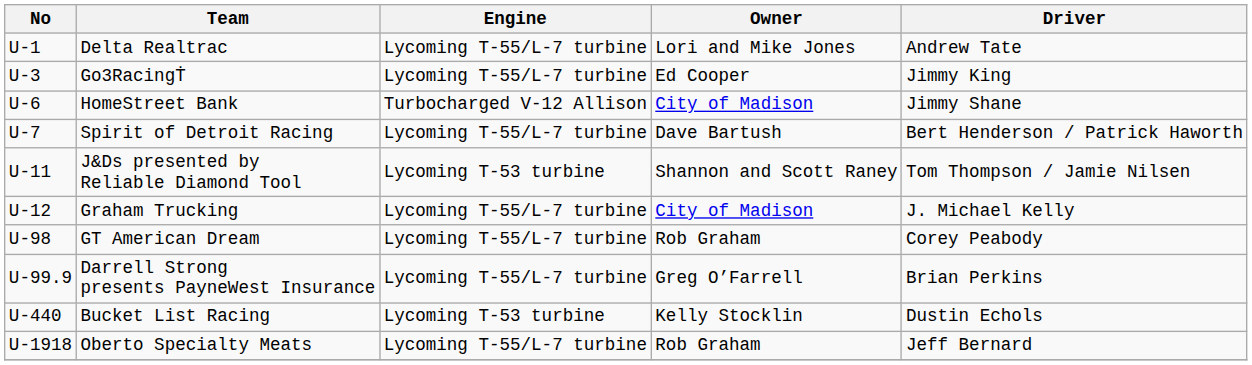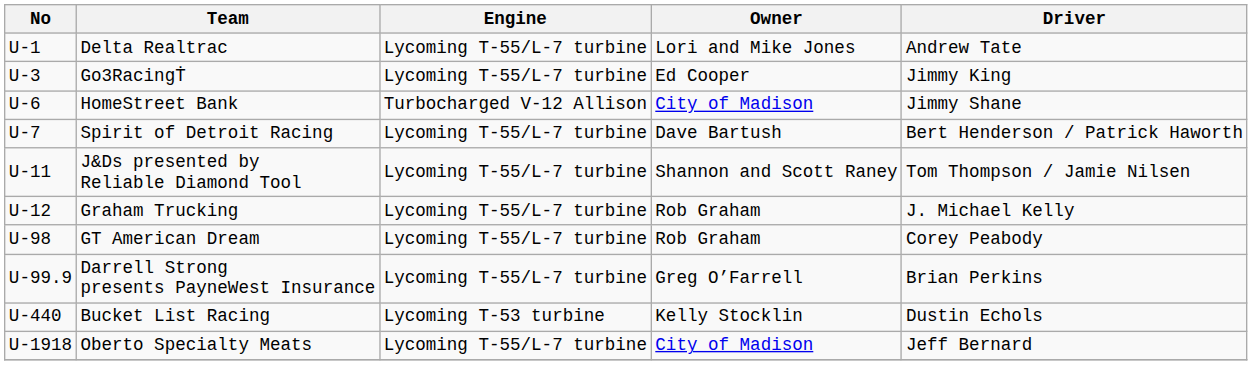(494, 172) Lycoming T-53 turbine -> (515, 172) Lycoming T-55/L-7 turbine
(734, 211) City of Madison -> (708, 211) Rob Graham
(708, 346) Rob Graham -> (734, 346) City of Madison
